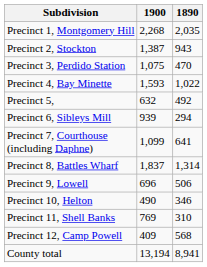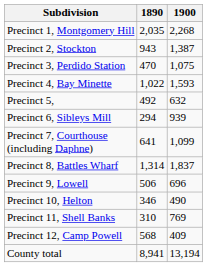columns swapped: (187, 13) <-> (155, 13)
